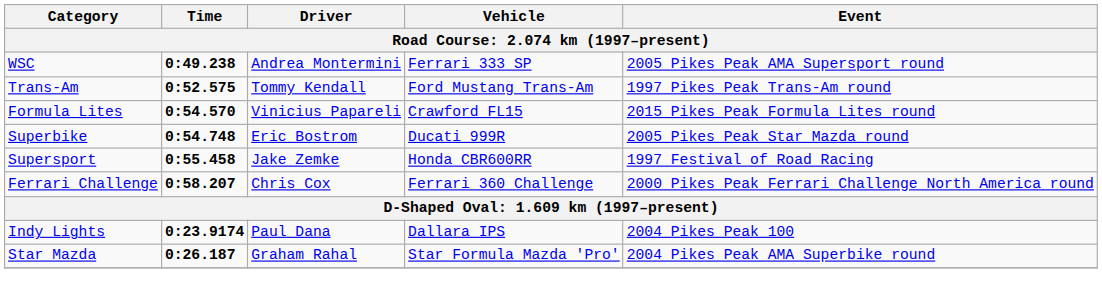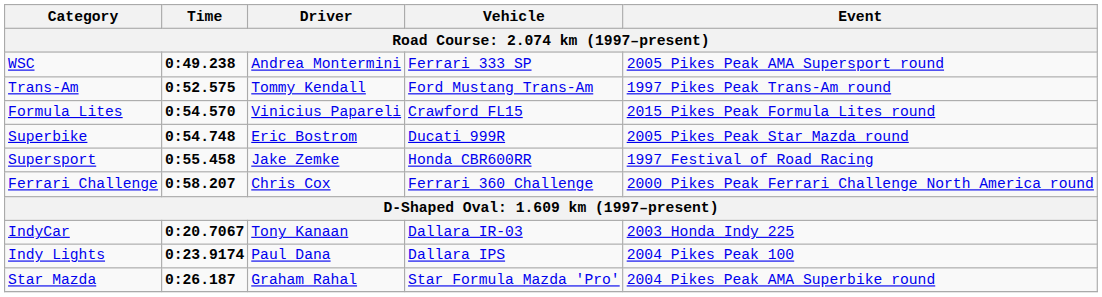+ row: (39, 232)
